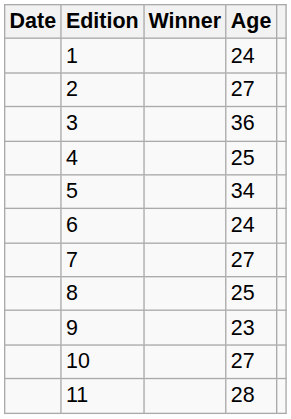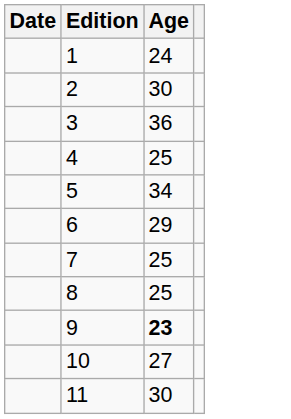- column: (185, 21)
(243, 89) 27 -> (160, 89) 30
(243, 225) 24 -> (160, 225) 29
(243, 259) 27 -> (160, 259) 25
(243, 327) normal -> (160, 327) bold
(243, 395) 28 -> (160, 395) 30
